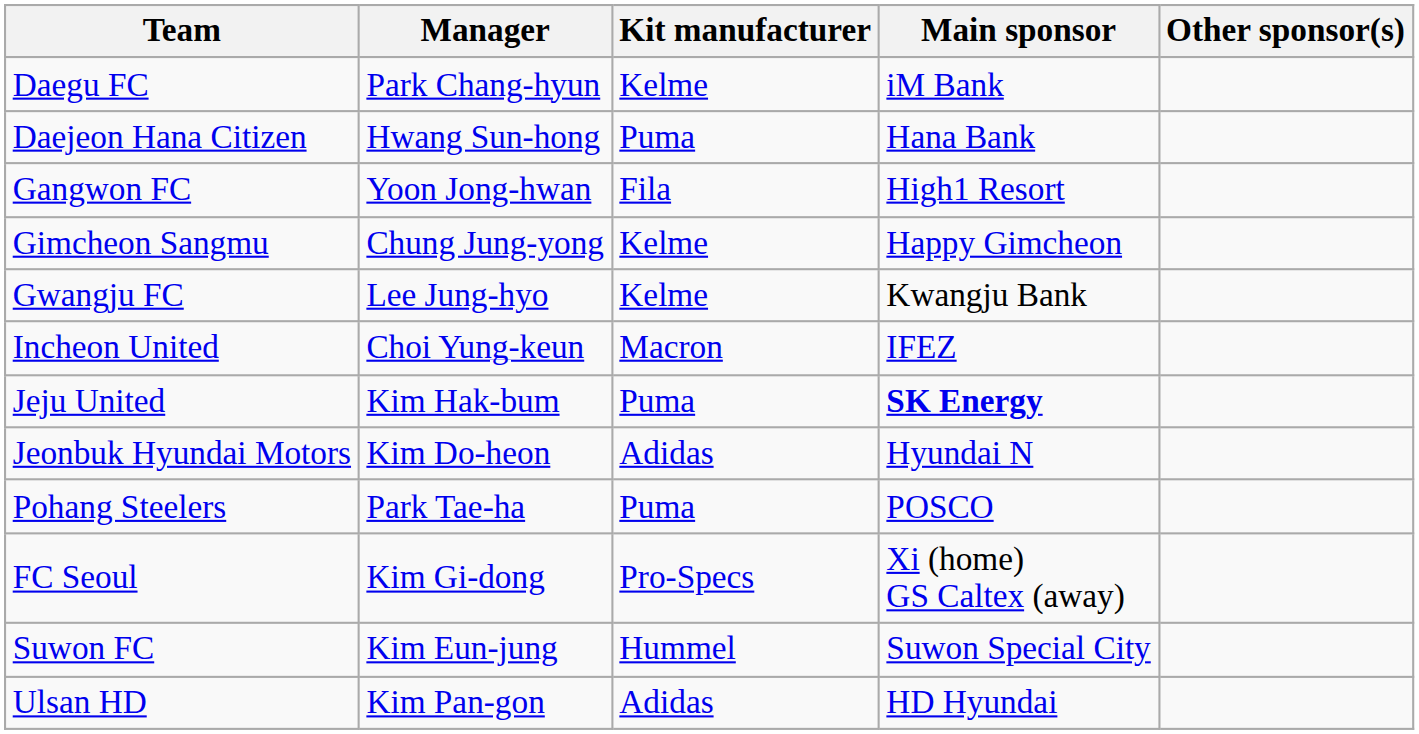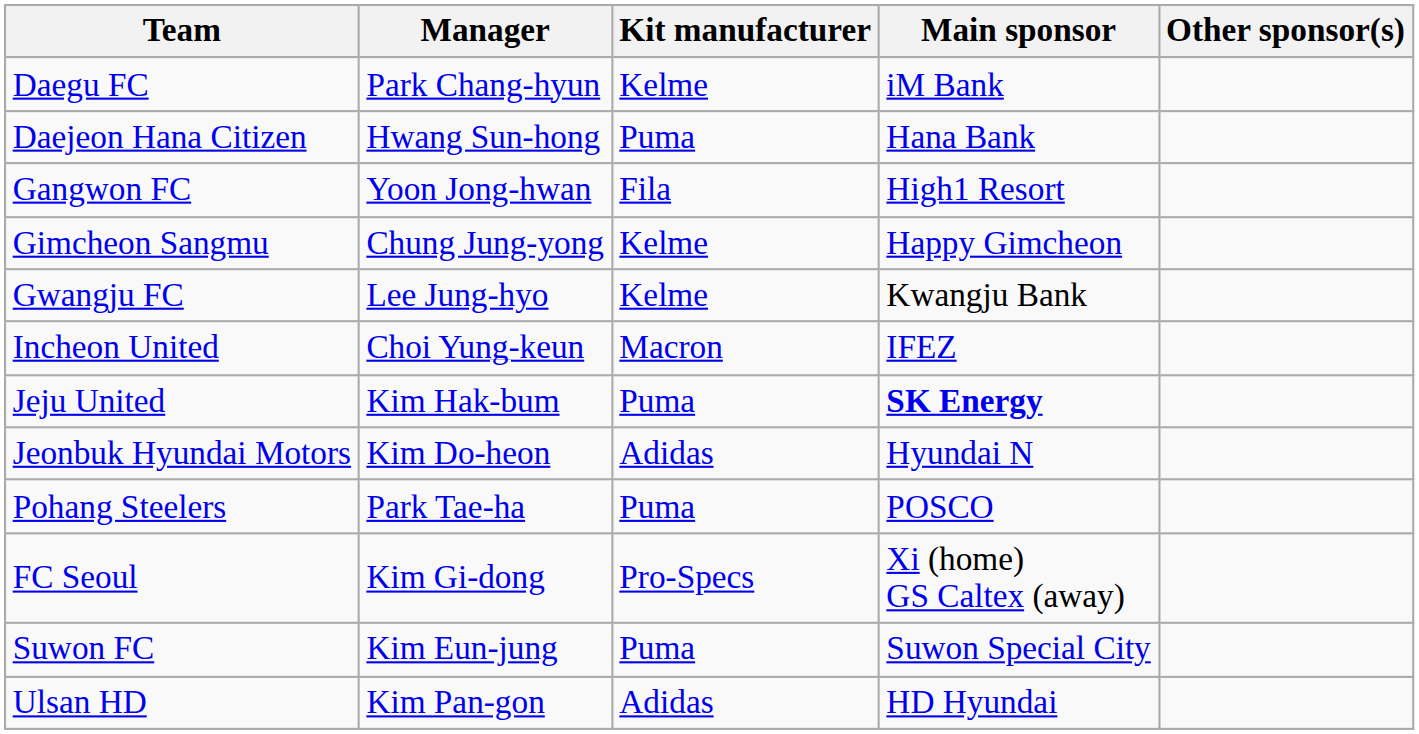(678, 648) Hummel -> (657, 648) Puma
